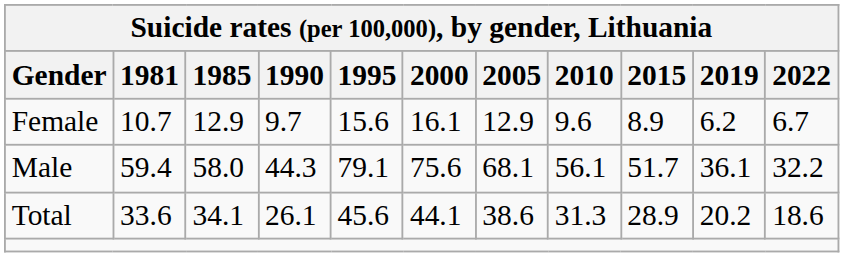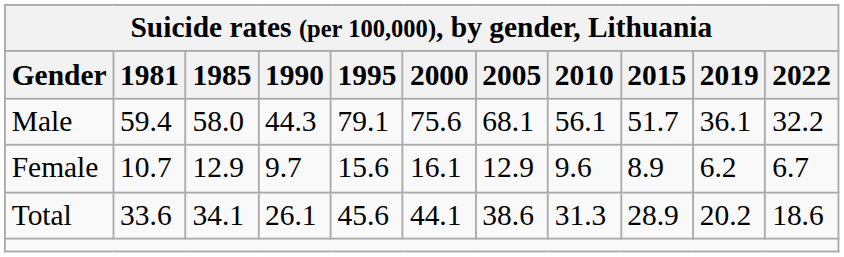rows swapped: (42, 167) <-> (55, 121)
